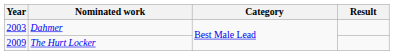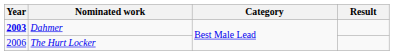(16, 27) normal -> (16, 27) bold
(16, 43) 2009 -> (16, 43) 2006
